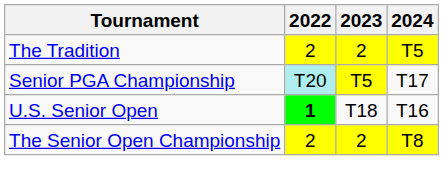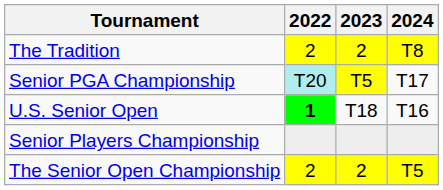(412, 50) T5 -> (412, 50) T8
+ row: (134, 140)
(412, 140) T8 -> (412, 170) T5
